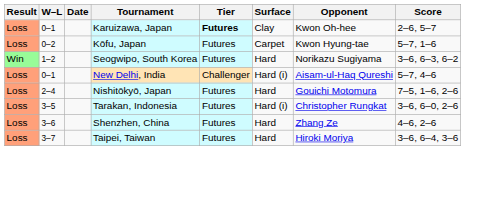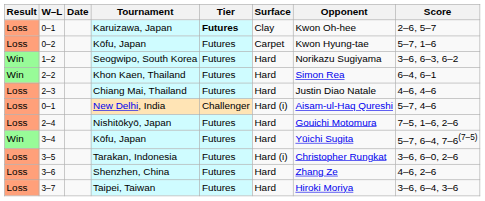+ row: (48, 75)
+ row: (48, 91)
+ row: (48, 140)
